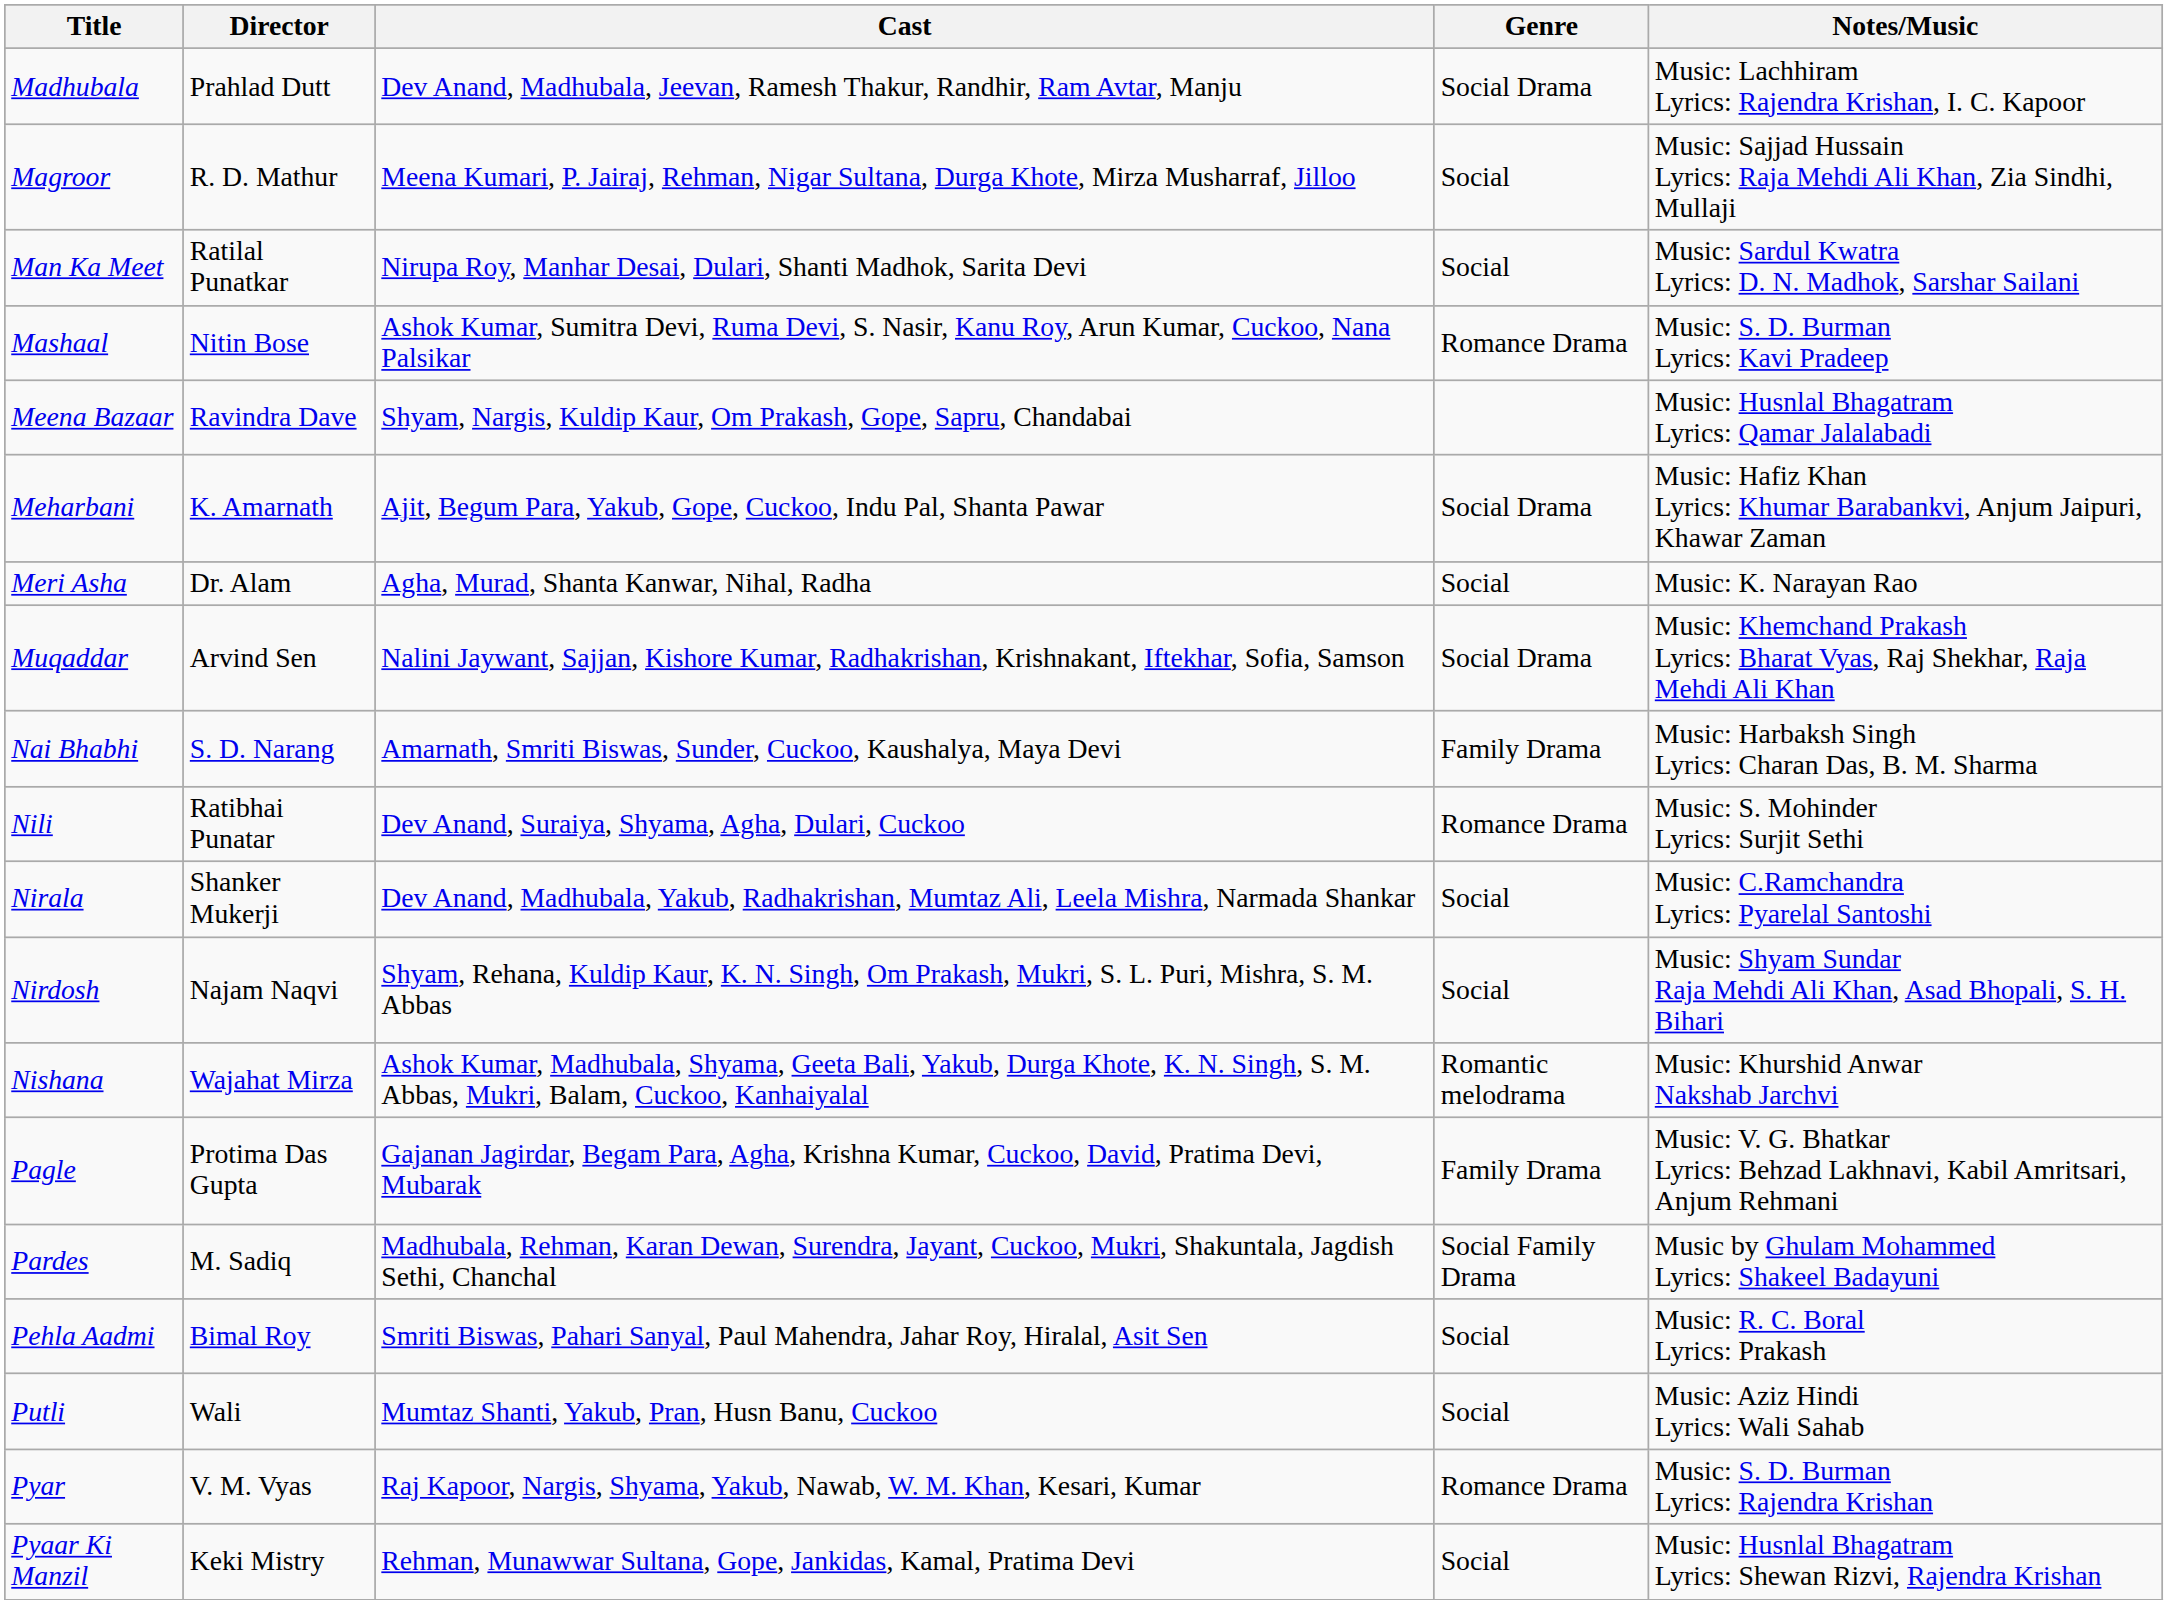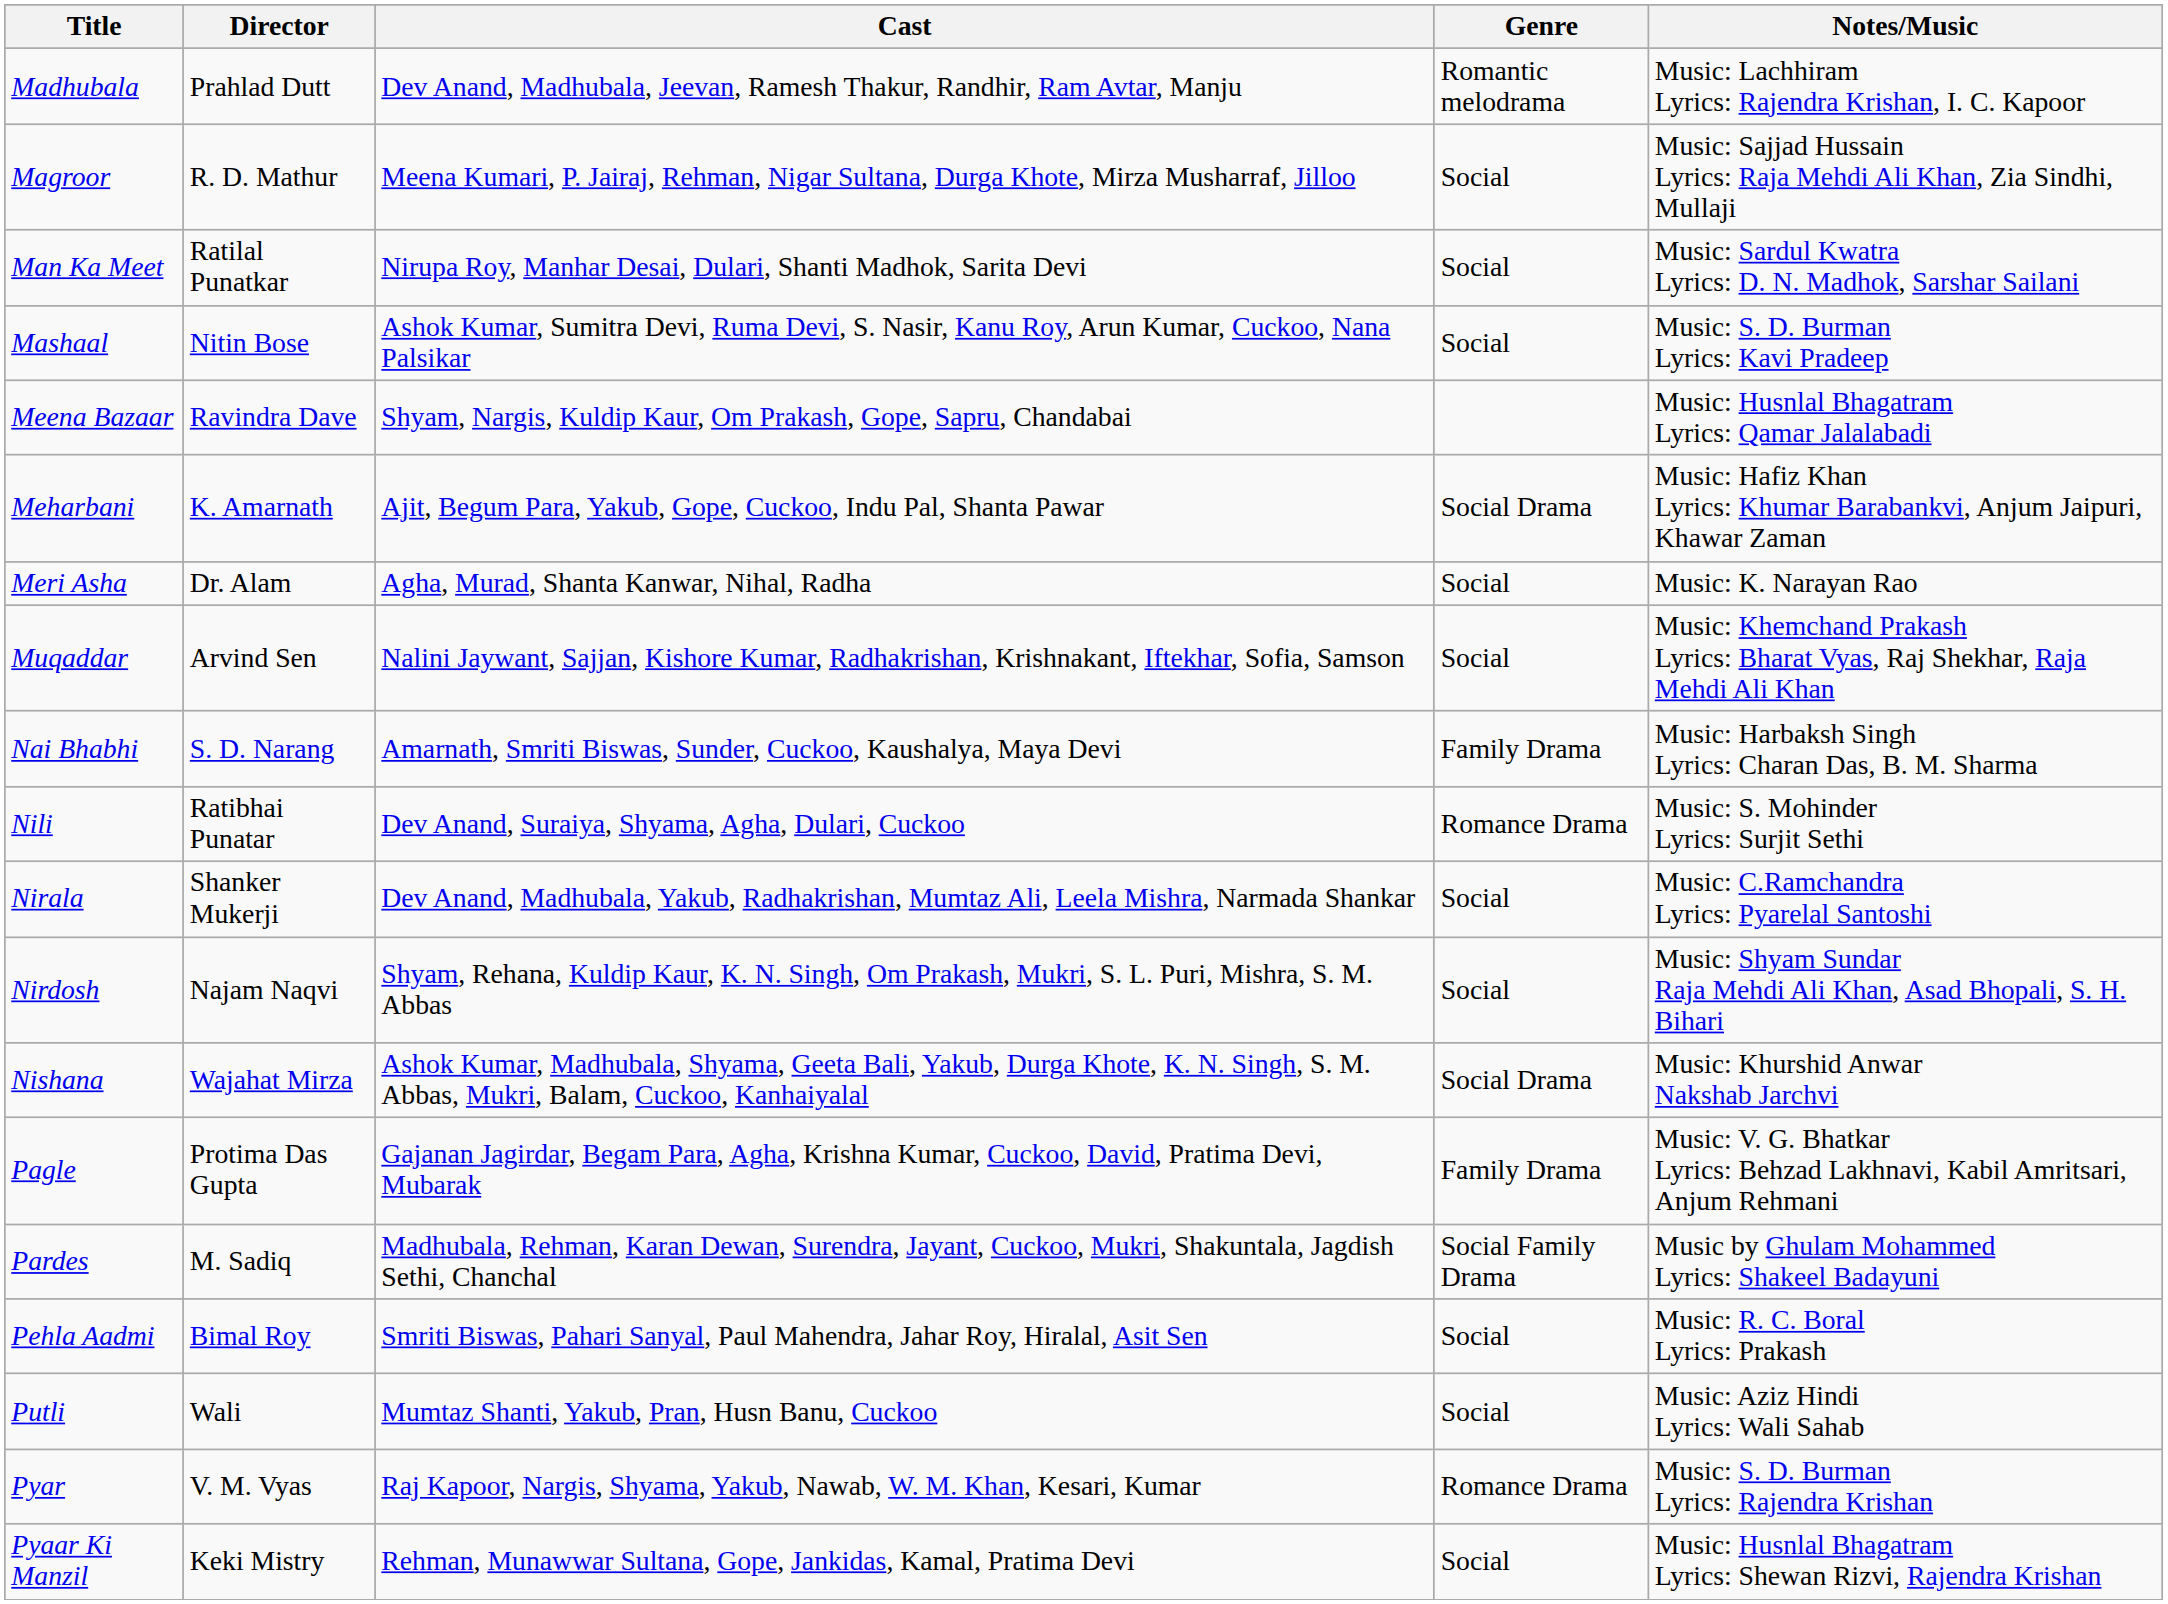(1516, 85) Social Drama -> (1503, 85) Romantic melodrama
(1534, 342) Romance Drama -> (1475, 342) Social
(1516, 657) Social Drama -> (1475, 657) Social
(1503, 1079) Romantic melodrama -> (1516, 1079) Social Drama
